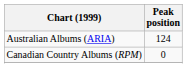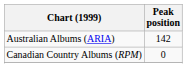(163, 39) 124 -> (163, 39) 142
